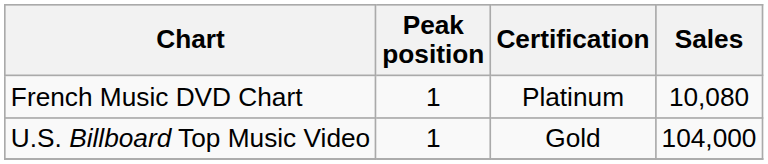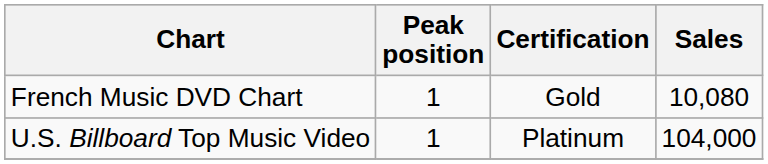(573, 96) Platinum -> (573, 96) Gold
(573, 138) Gold -> (573, 138) Platinum
